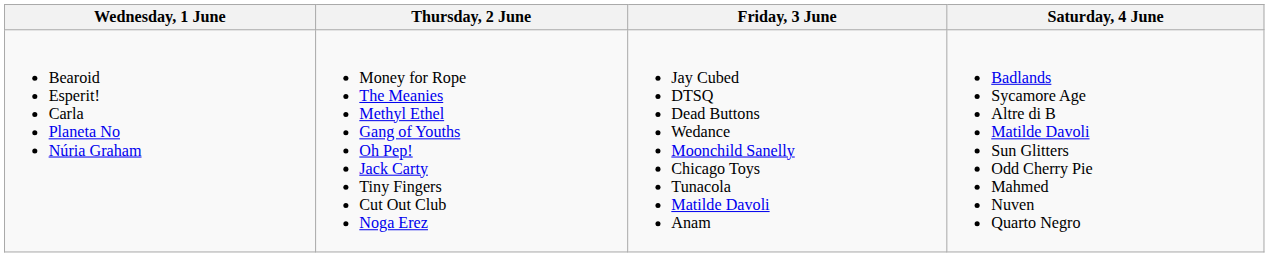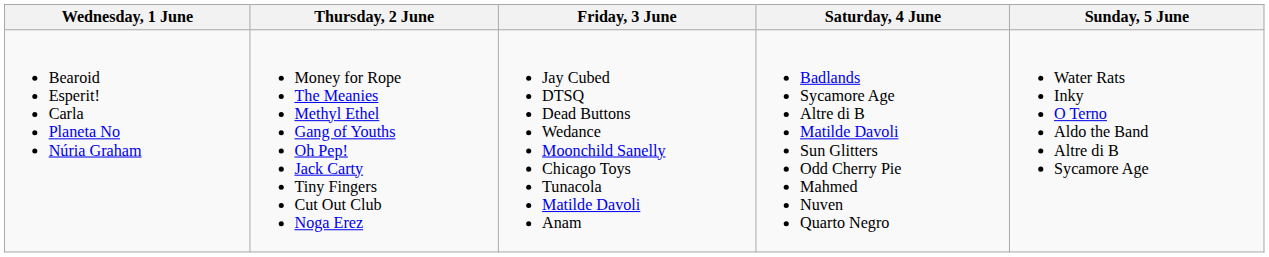+ column: (1137, 17)
